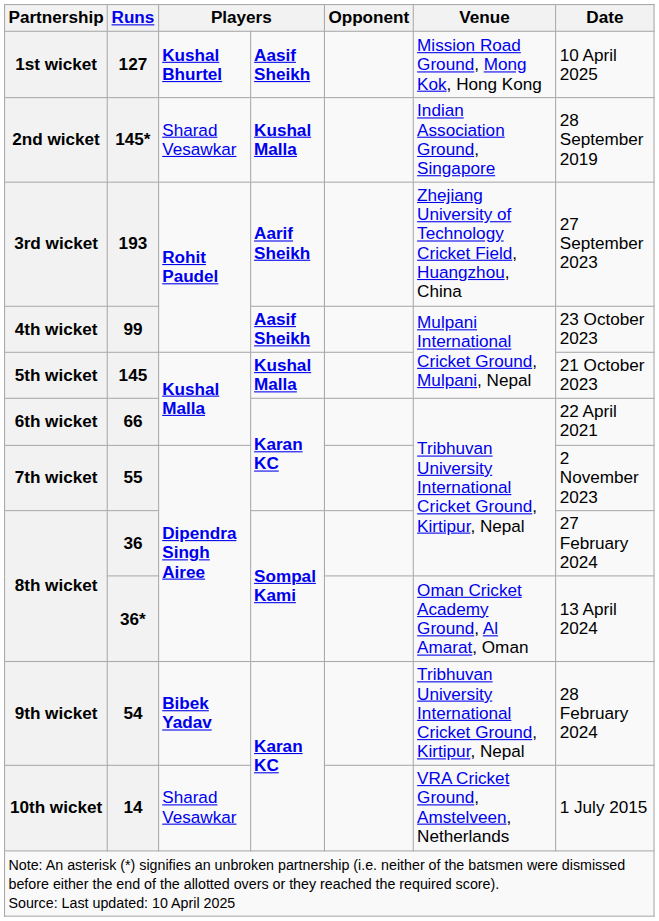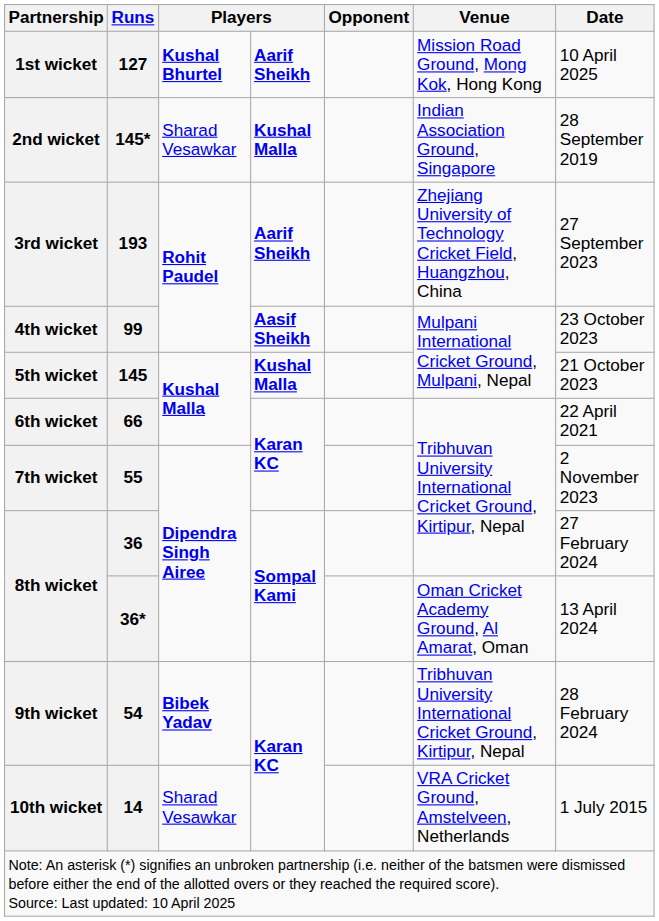(282, 64) Aasif Sheikh -> (282, 64) Aarif Sheikh
